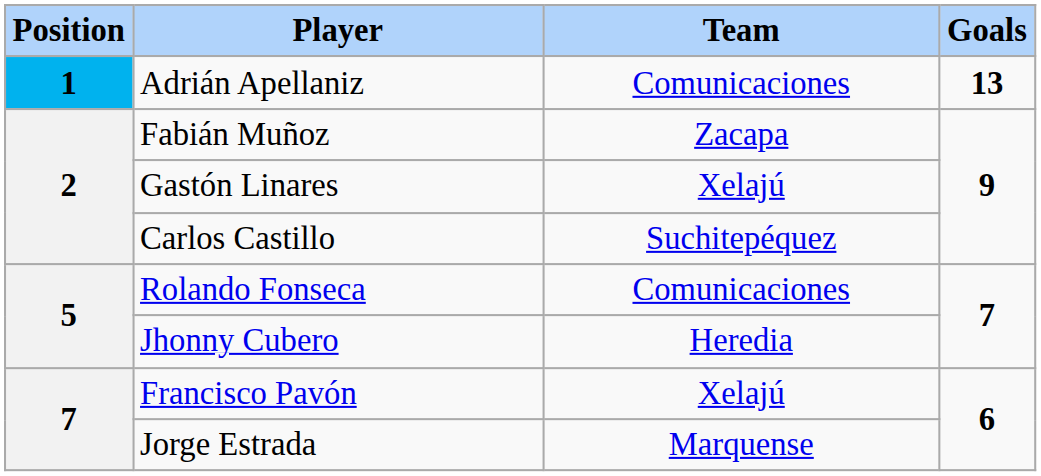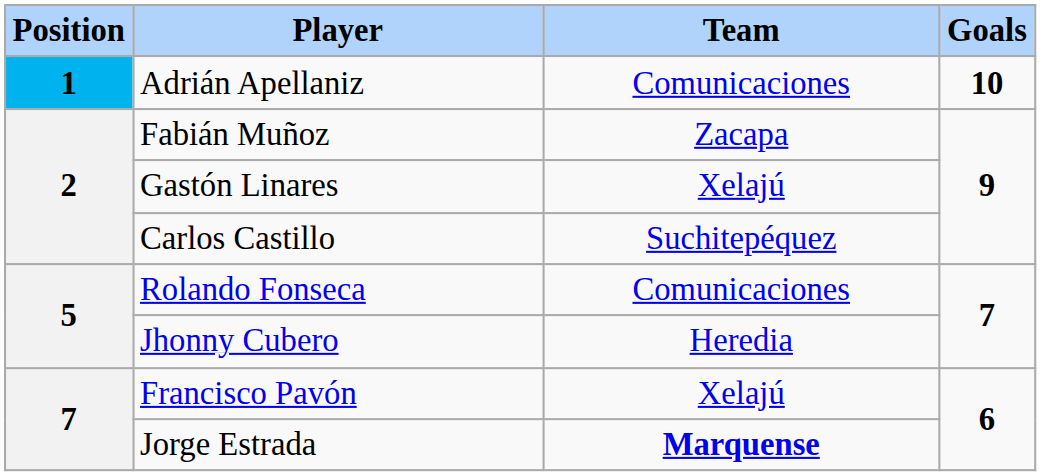(987, 82) 13 -> (987, 82) 10
(741, 444) normal -> (741, 444) bold
